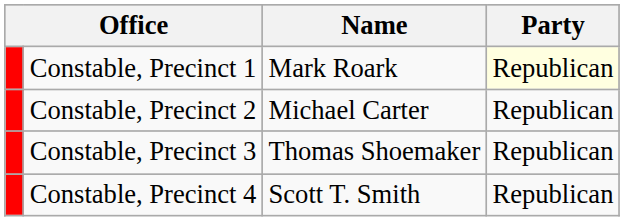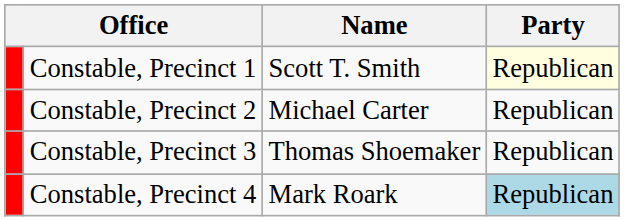(333, 67) Mark Roark -> (344, 67) Scott T. Smith
(344, 194) Scott T. Smith -> (333, 194) Mark Roark
(553, 194) no background -> (553, 194) lightblue background
